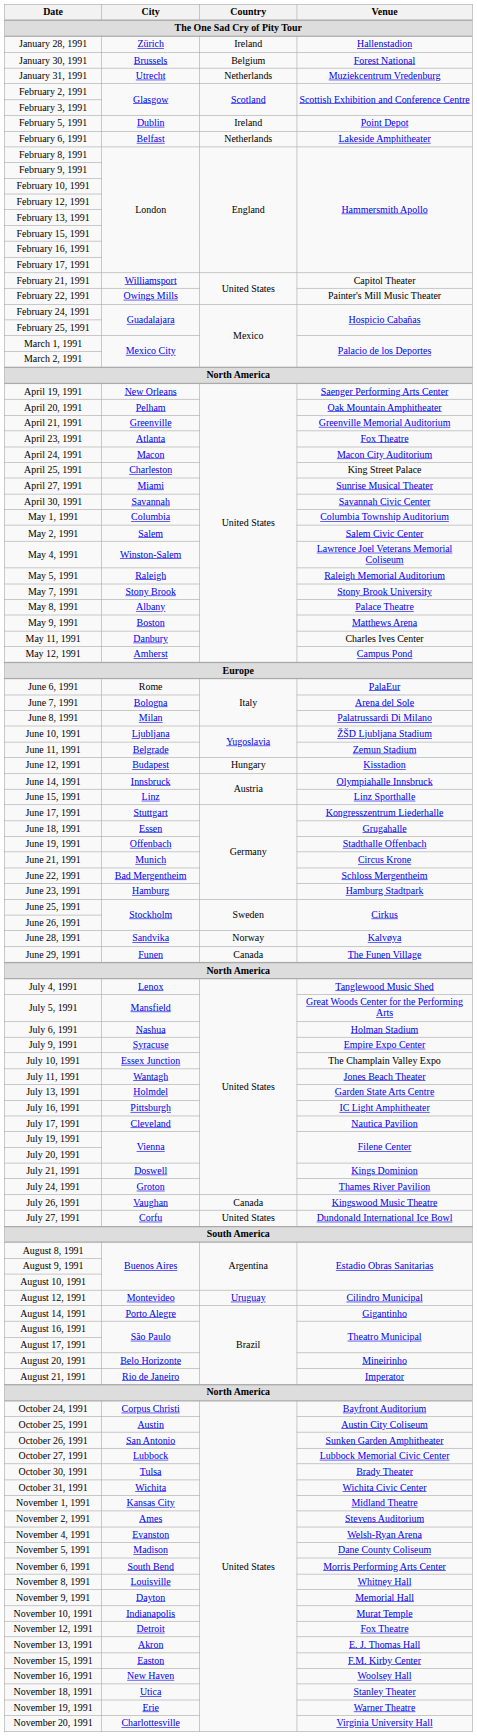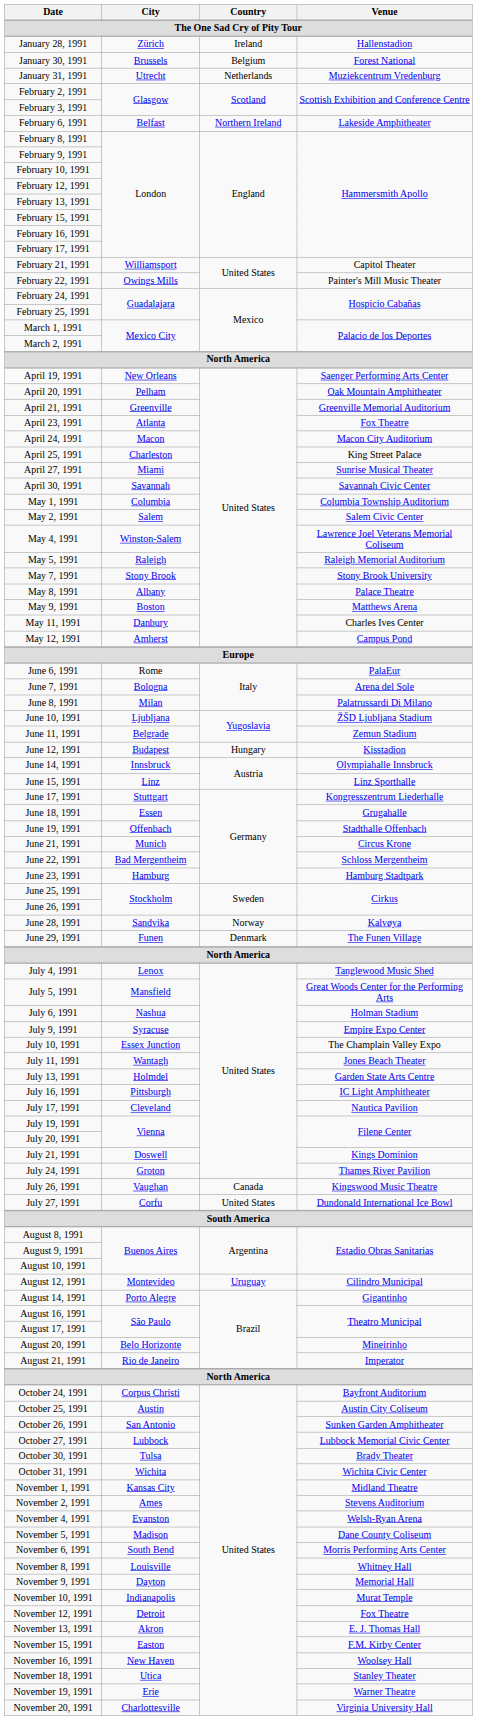- row: (53, 123)
(248, 139) Netherlands -> (248, 123) Northern Ireland
(248, 954) Canada -> (248, 938) Denmark
